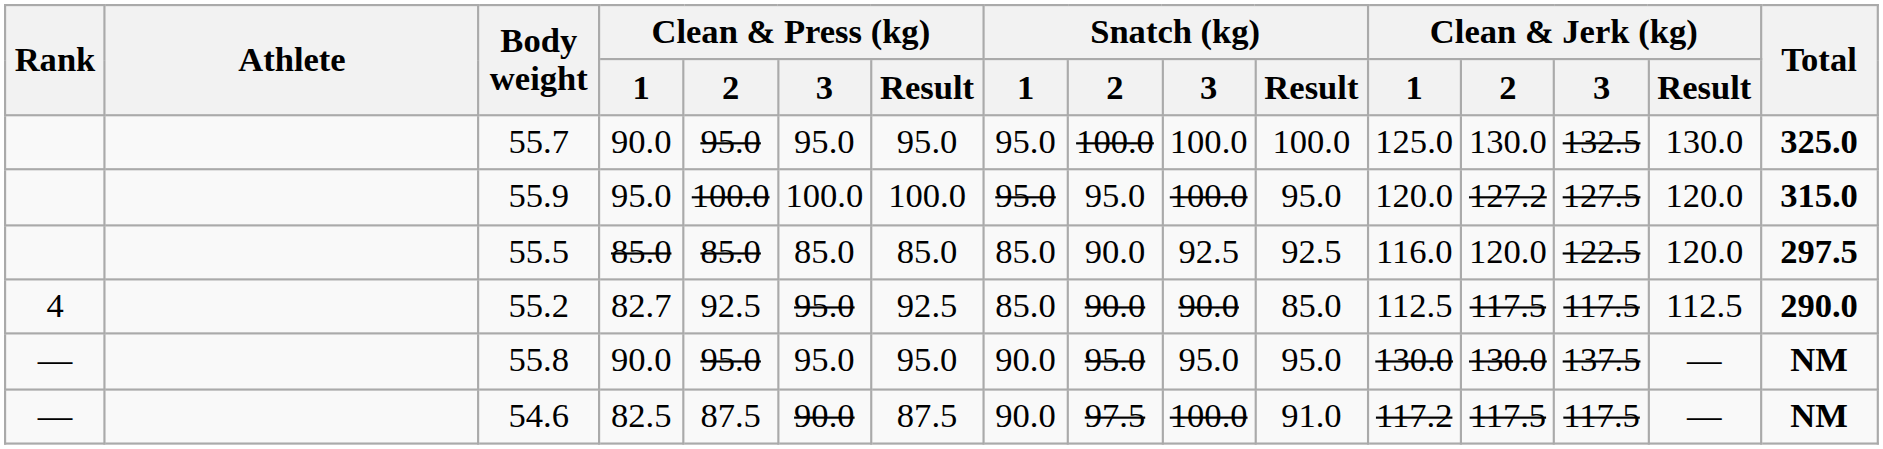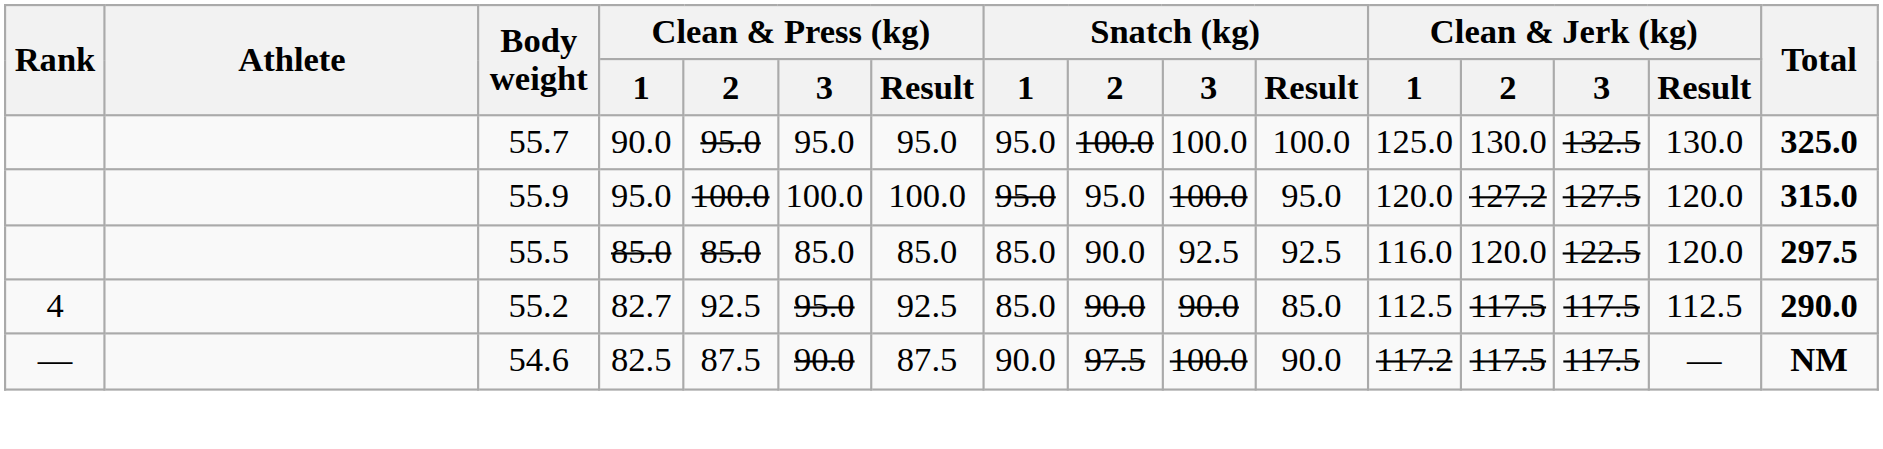- row: (539, 360)
(1311, 415) 91.0 -> (1311, 360) 90.0
